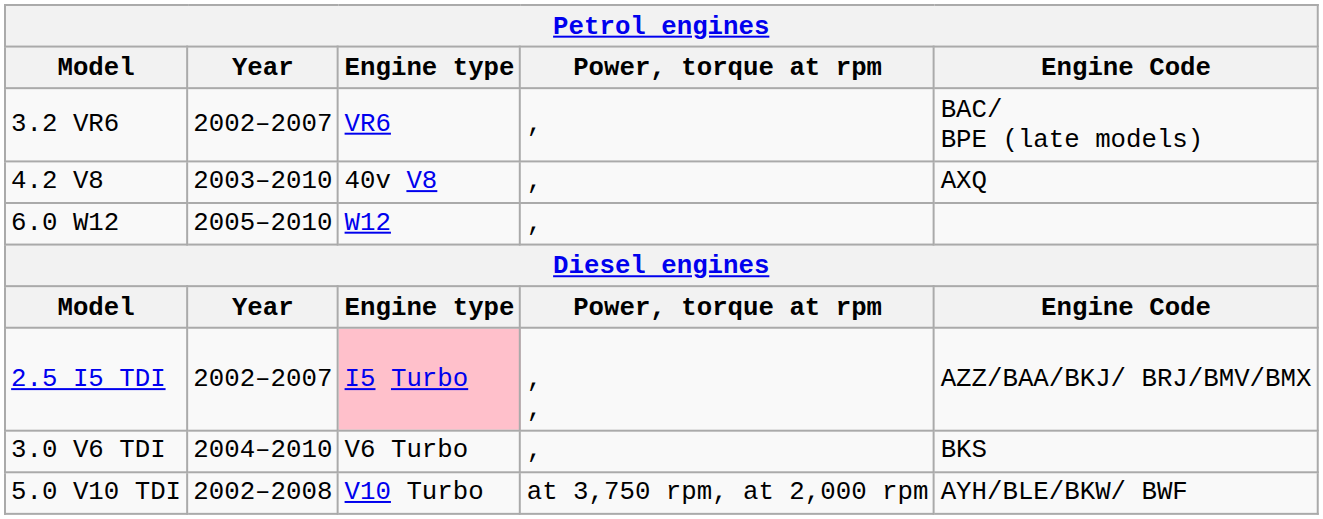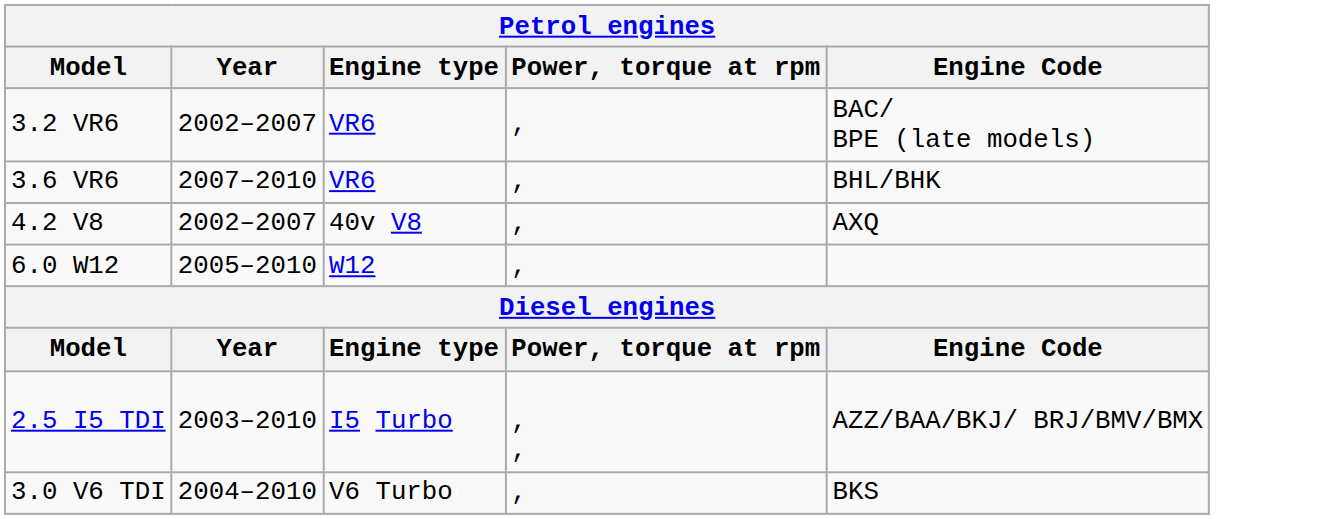+ row: (65, 182)
(263, 182) 2003–2010 -> (247, 223) 2002–2007
(263, 379) 2002–2007 -> (247, 421) 2003–2010
(406, 379) pink background -> (391, 421) no background
- row: (96, 493)
